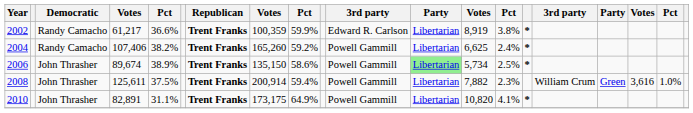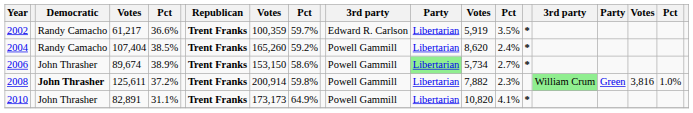(305, 30) 59.9% -> (305, 30) 59.7%
(476, 30) 8,919 -> (476, 30) 5,919
(509, 30) 3.8% -> (509, 30) 3.5%
(129, 47) 107,406 -> (129, 47) 107,404
(165, 47) 38.2% -> (165, 47) 38.5%
(476, 47) 6,625 -> (476, 47) 8,620
(269, 65) 135,150 -> (269, 65) 153,150
(509, 65) 2.5% -> (509, 65) 2.7%
(67, 82) normal -> (71, 82) bold
(165, 82) 37.5% -> (165, 82) 37.2%
(305, 82) 59.4% -> (305, 82) 59.8%
(565, 82) no background -> (565, 82) lightgreen background
(642, 82) 3,616 -> (642, 82) 3,816
(269, 99) 173,175 -> (269, 99) 173,173
